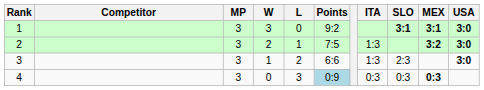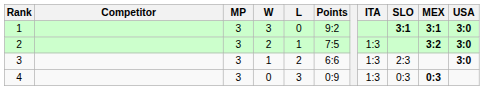(332, 77) lightblue background -> (332, 77) no background
(373, 77) 0:3 -> (373, 77) 1:3
